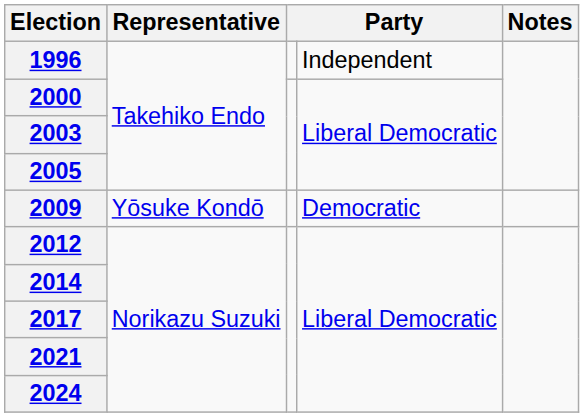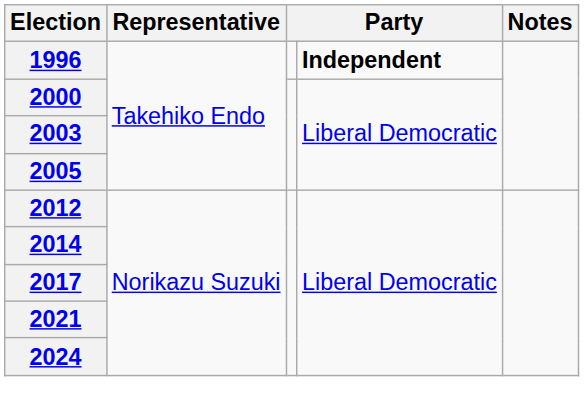(367, 60) normal -> (371, 60) bold
- row: (56, 208)
